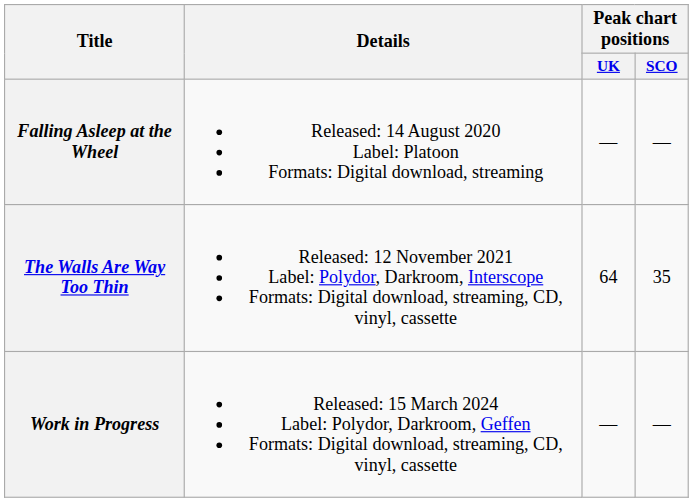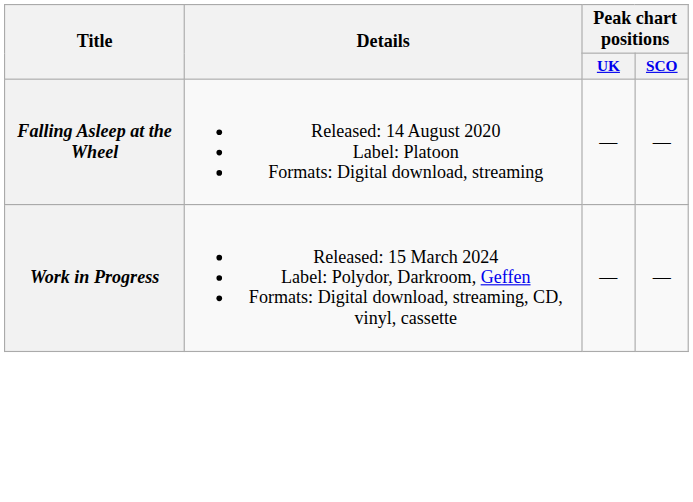- row: (95, 277)
